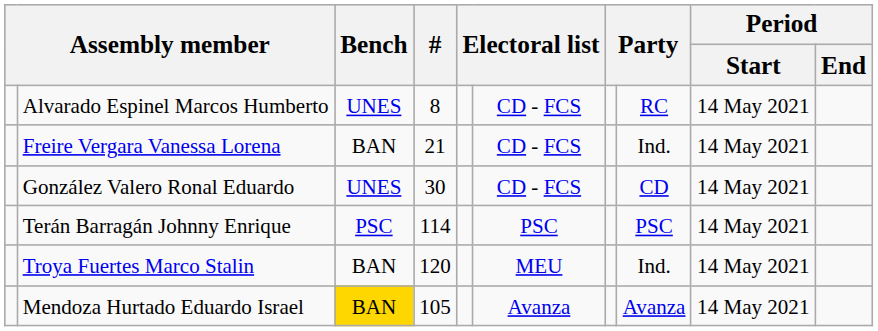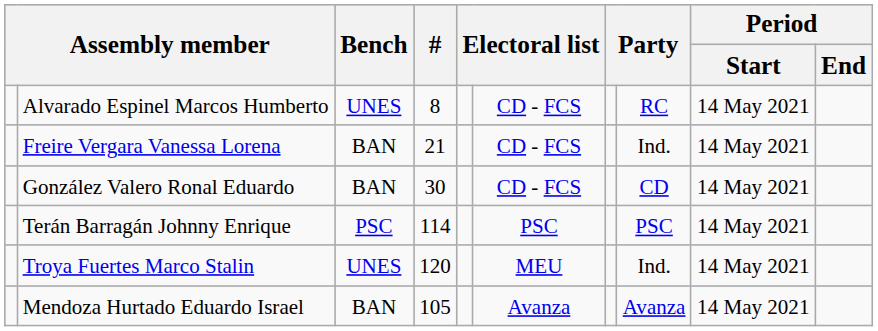(374, 186) UNES -> (374, 186) BAN
(374, 266) BAN -> (374, 266) UNES
(374, 306) gold background -> (374, 306) no background
